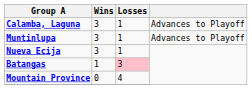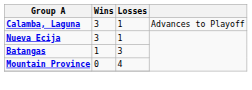- row: (31, 38)
(120, 64) pink background -> (120, 51) no background
